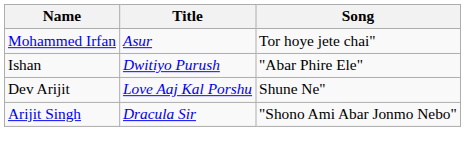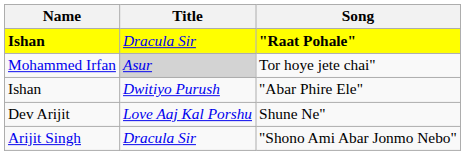+ row: (308, 41)
(138, 41) no background -> (138, 65) lightgrey background
